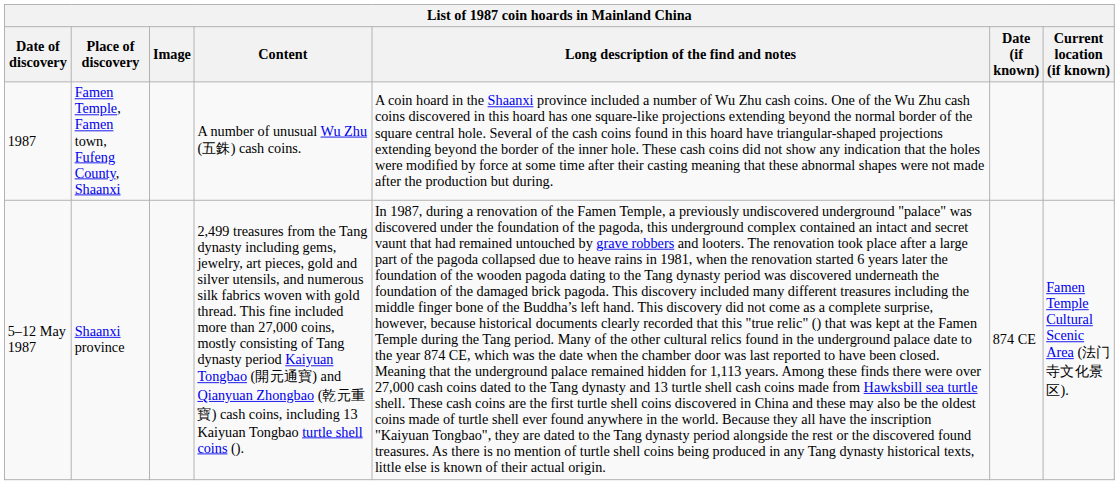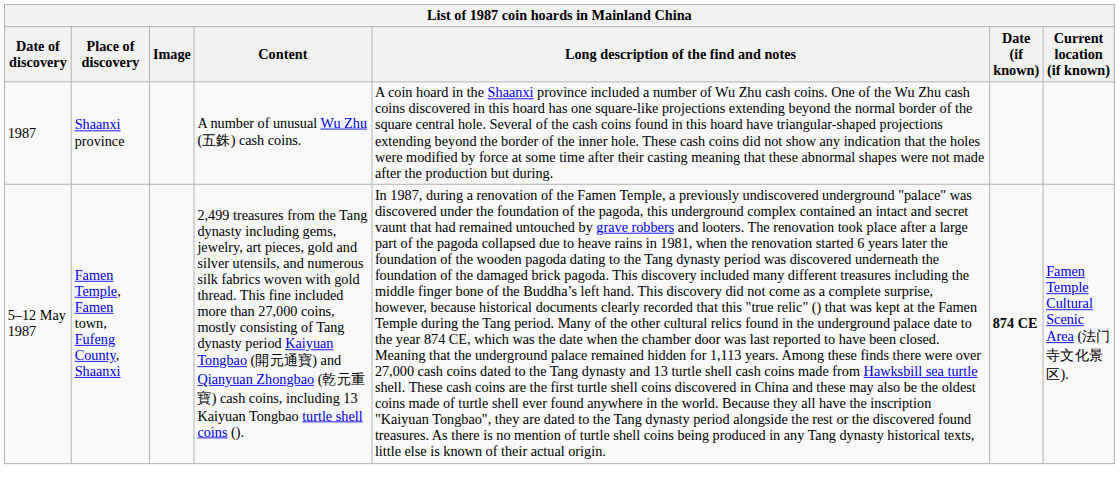(98, 141) Famen Temple, Famen town, Fufeng County, Shaanxi -> (100, 133) Shaanxi province
(100, 339) Shaanxi province -> (98, 323) Famen Temple, Famen town, Fufeng County, Shaanxi
(1014, 339) normal -> (1015, 323) bold
